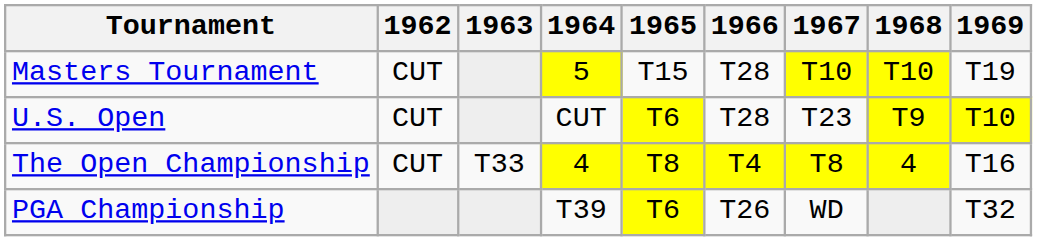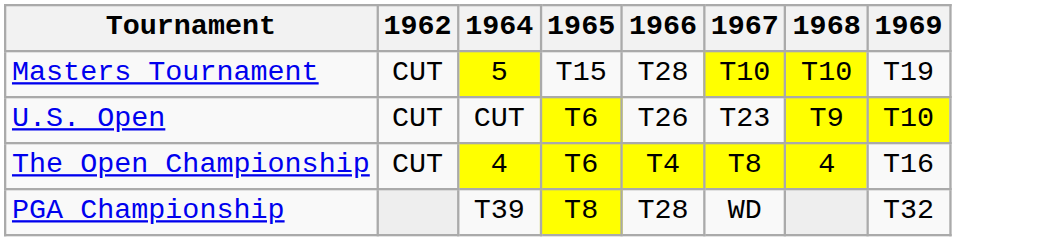- column: (499, 28)
(745, 120) T28 -> (663, 120) T26
(663, 166) T8 -> (581, 166) T6
(663, 212) T6 -> (581, 212) T8
(745, 212) T26 -> (663, 212) T28
